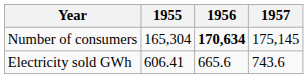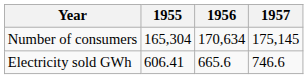(222, 39) bold -> (222, 39) normal
(268, 62) 743.6 -> (268, 62) 746.6
